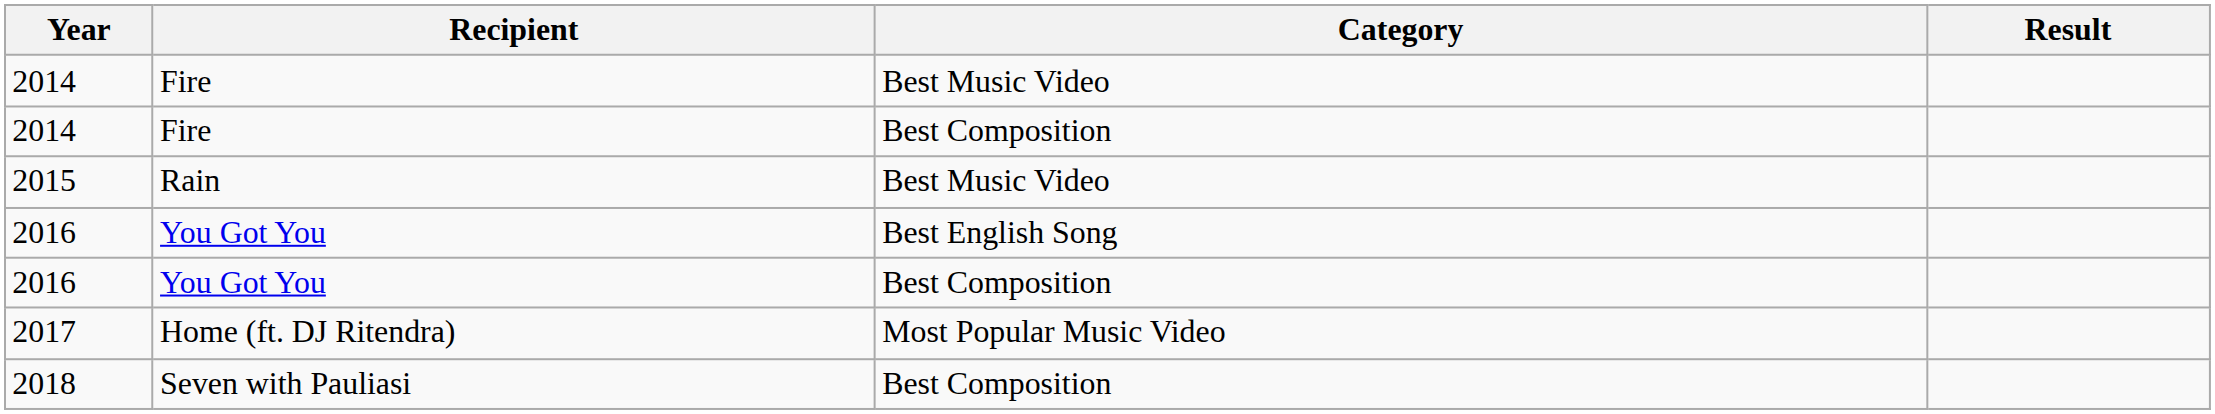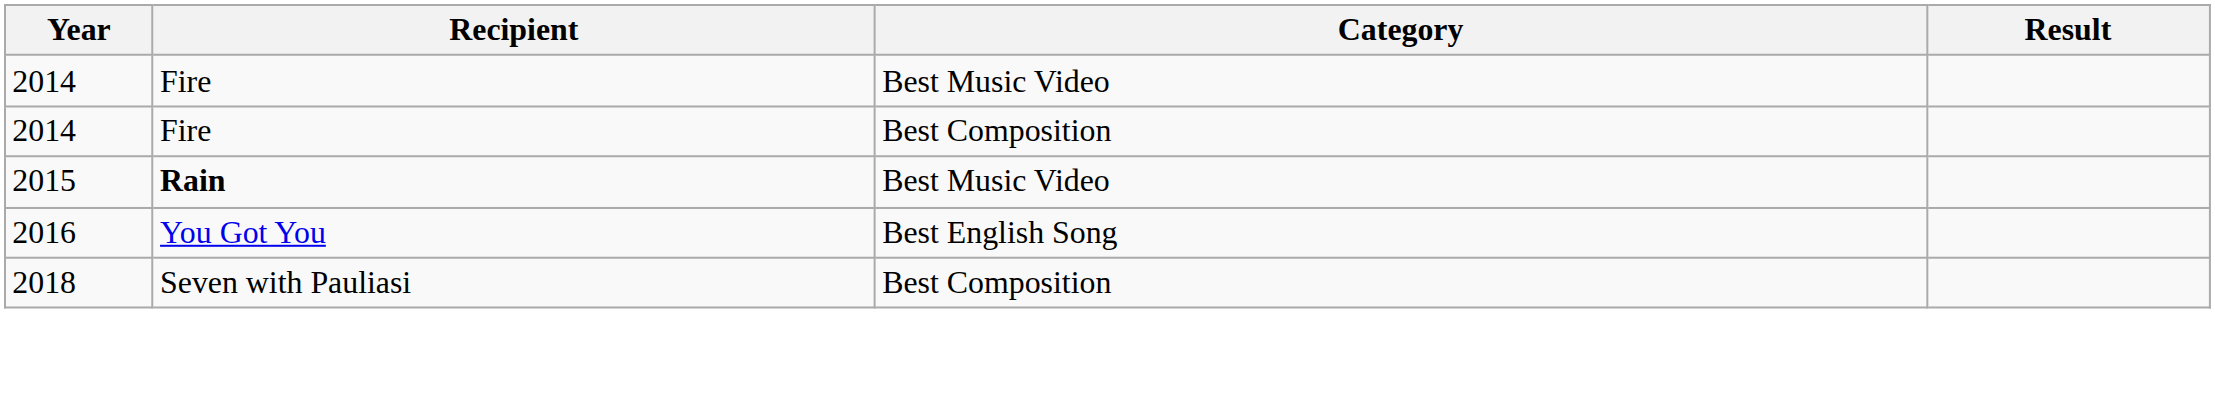(190, 181) normal -> (193, 181) bold
- row: (44, 282)
- row: (44, 332)
